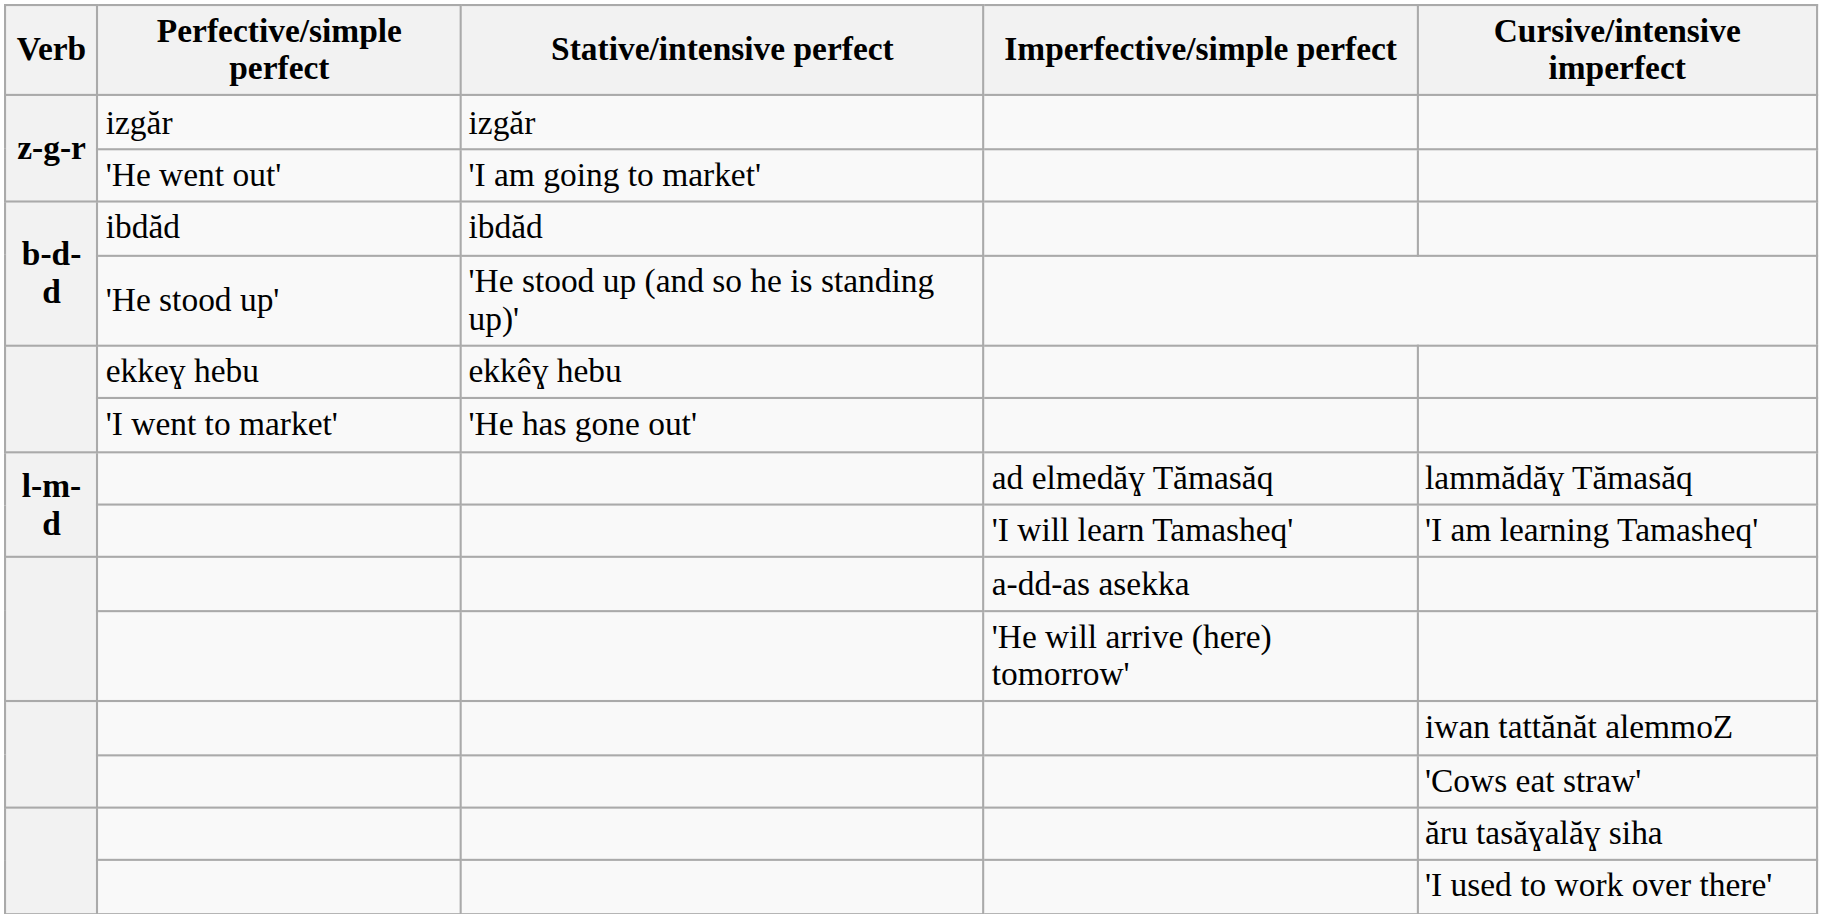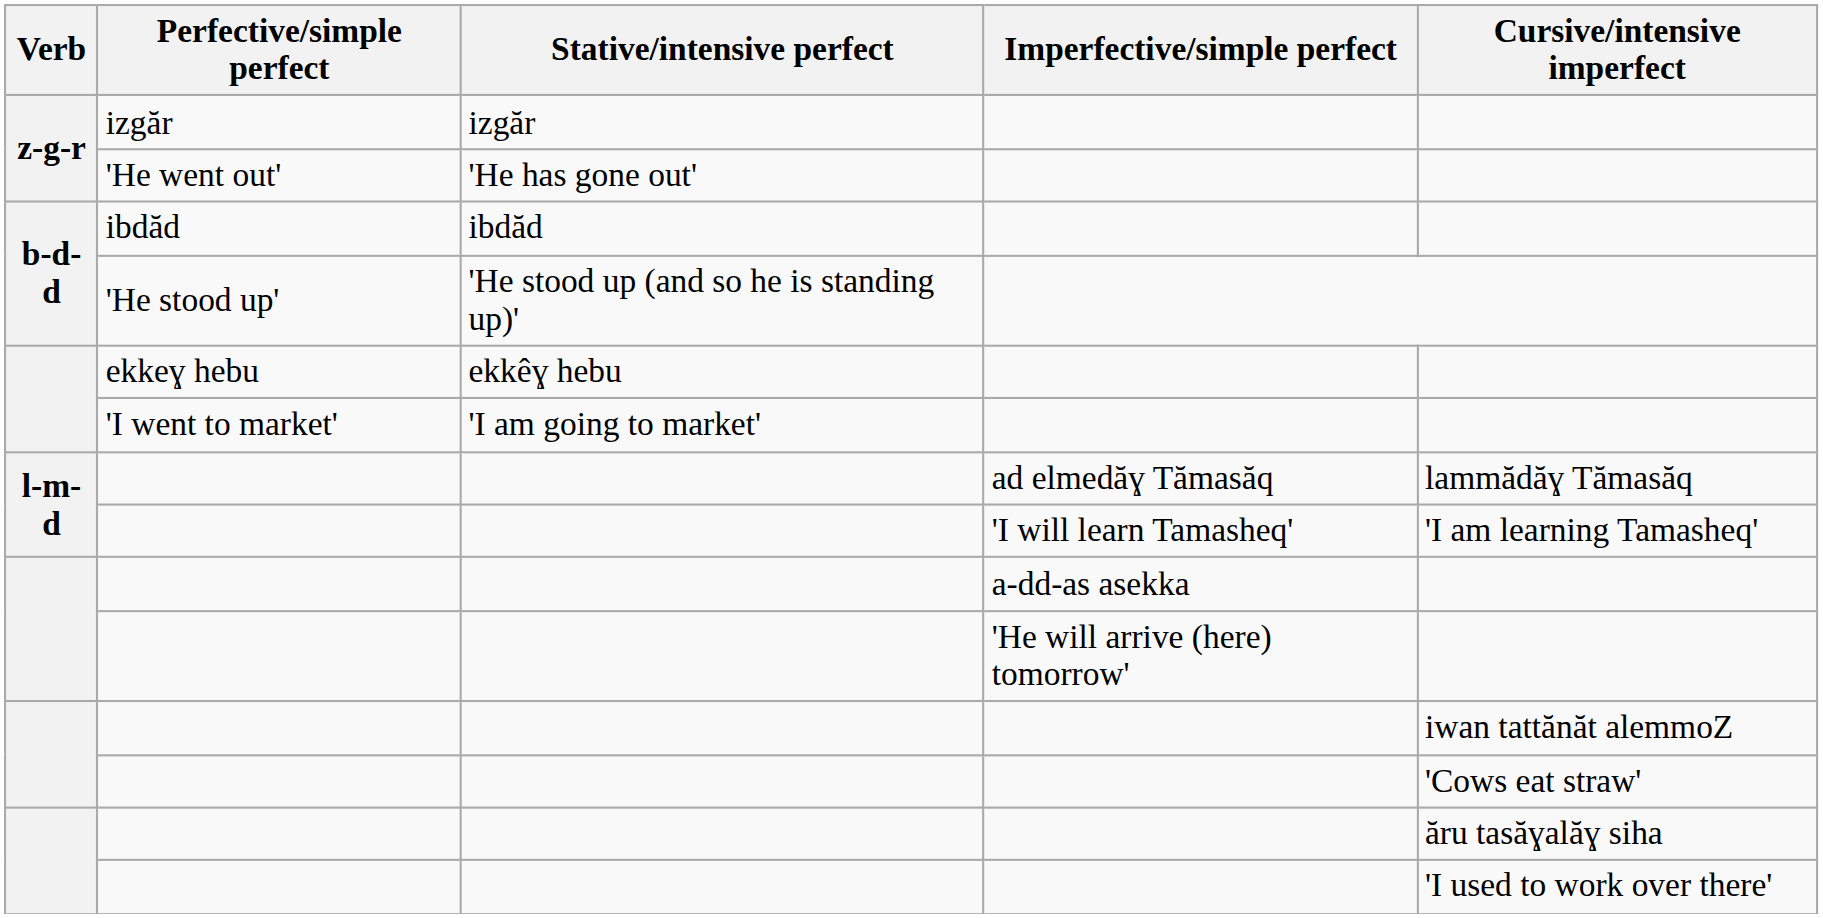(615, 174) 'I am going to market' -> (583, 174) 'He has gone out'
(583, 424) 'He has gone out' -> (615, 424) 'I am going to market'
